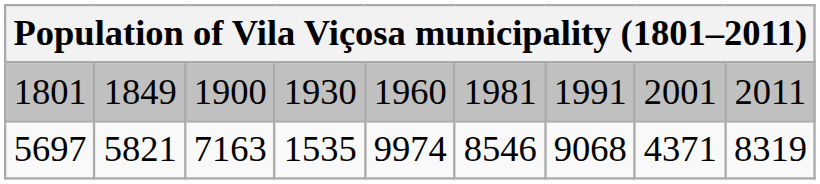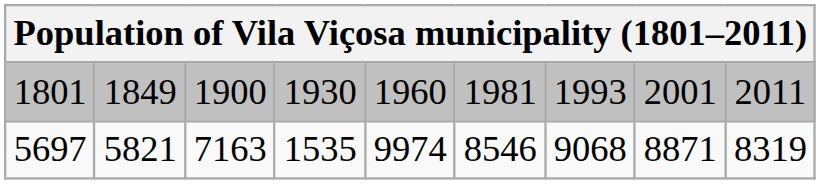(590, 91) 1991 -> (590, 91) 1993
(680, 149) 4371 -> (680, 149) 8871
